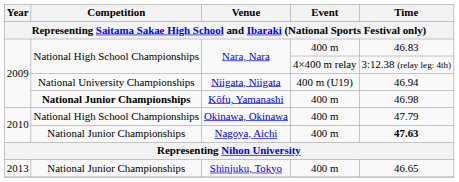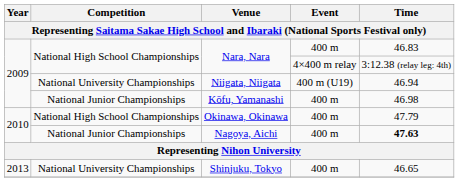(116, 99) bold -> (116, 99) normal
(116, 168) National Junior Championships -> (116, 168) National University Championships
